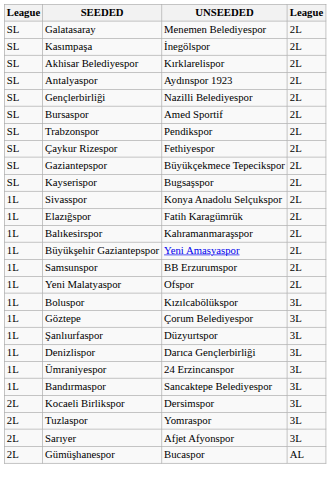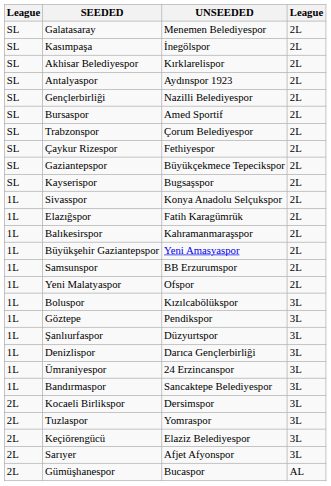(188, 132) Pendikspor -> (209, 132) Çorum Belediyespor
(209, 319) Çorum Belediyespor -> (188, 319) Pendikspor
+ row: (75, 438)
